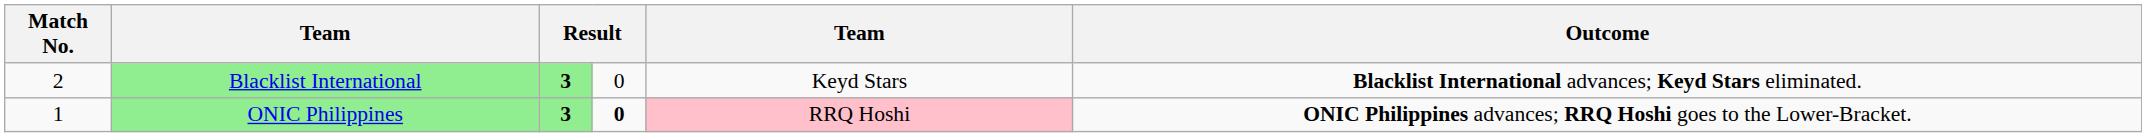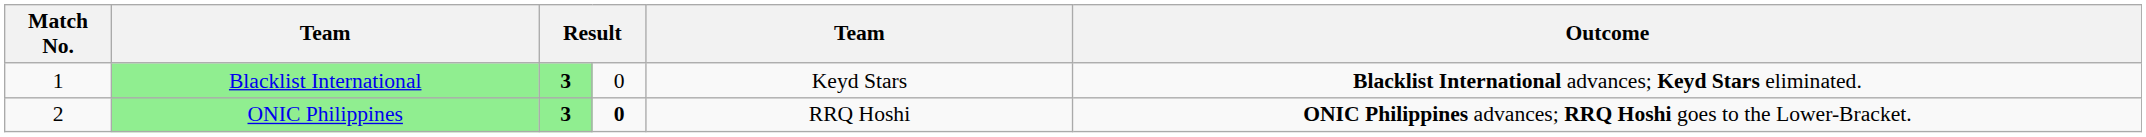(58, 80) 2 -> (58, 80) 1
(58, 114) 1 -> (58, 114) 2
(859, 114) pink background -> (859, 114) no background
